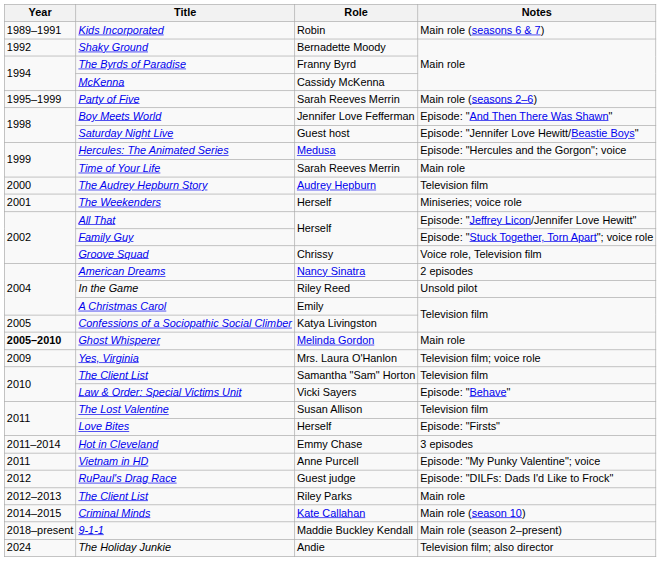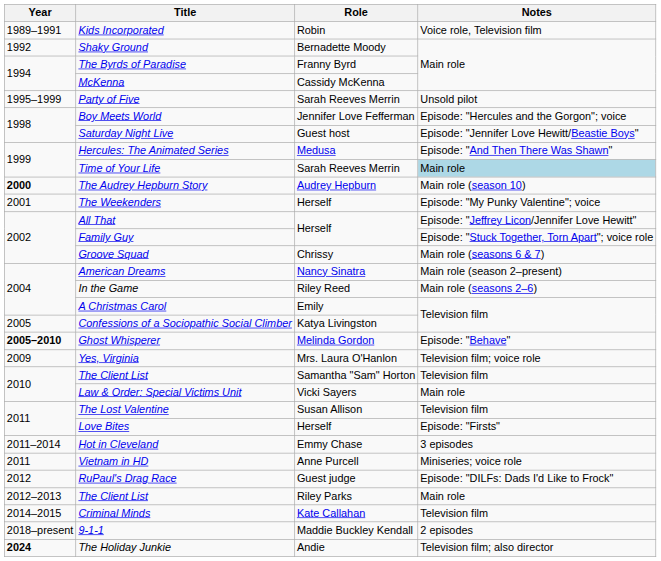(482, 30) Main role (seasons 6 & 7) -> (481, 30) Voice role, Television film
(479, 99) Main role (seasons 2–6) -> (449, 99) Unsold pilot
(516, 116) Episode: "And Then There Was Shawn" -> (523, 116) Episode: "Hercules and the Gorgon"; voice
(523, 151) Episode: "Hercules and the Gorgon"; voice -> (516, 151) Episode: "And Then There Was Shawn"
(443, 168) no background -> (443, 168) lightblue background
(19, 185) normal -> (19, 185) bold
(454, 185) Television film -> (473, 185) Main role (season 10)
(471, 202) Miniseries; voice role -> (510, 202) Episode: "My Punky Valentine"; voice
(481, 254) Voice role, Television film -> (482, 254) Main role (seasons 6 & 7)
(447, 271) 2 episodes -> (491, 271) Main role (season 2–present)
(449, 289) Unsold pilot -> (479, 289) Main role (seasons 2–6)
(443, 340) Main role -> (465, 340) Episode: "Behave"
(465, 392) Episode: "Behave" -> (443, 392) Main role
(510, 461) Episode: "My Punky Valentine"; voice -> (471, 461) Miniseries; voice role
(473, 513) Main role (season 10) -> (454, 513) Television film
(491, 530) Main role (season 2–present) -> (447, 530) 2 episodes
(19, 548) normal -> (19, 548) bold
